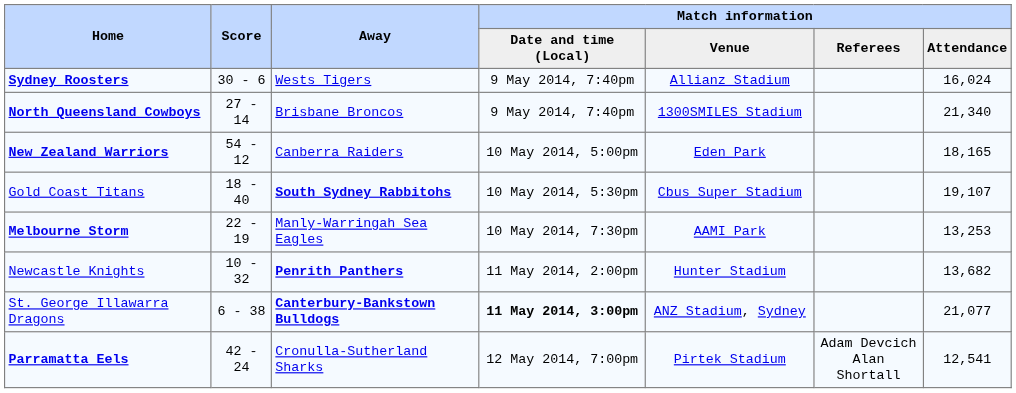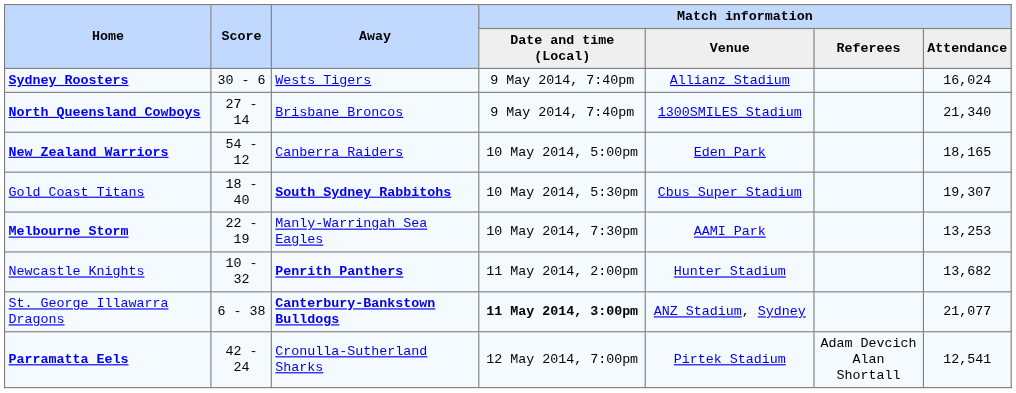(967, 192) 19,107 -> (967, 192) 19,307
